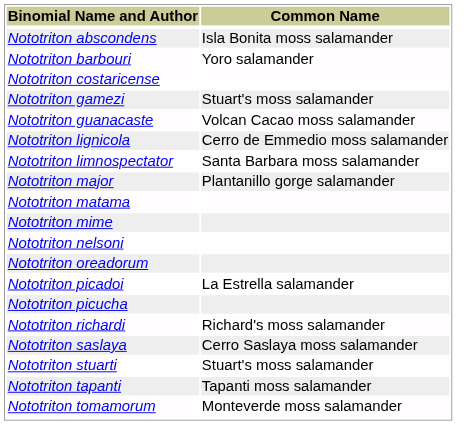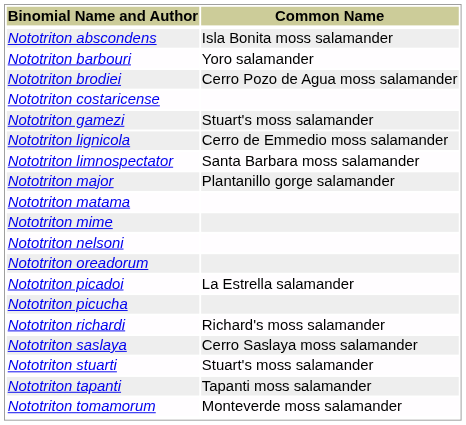+ row: (64, 79)
- row: (81, 120)
